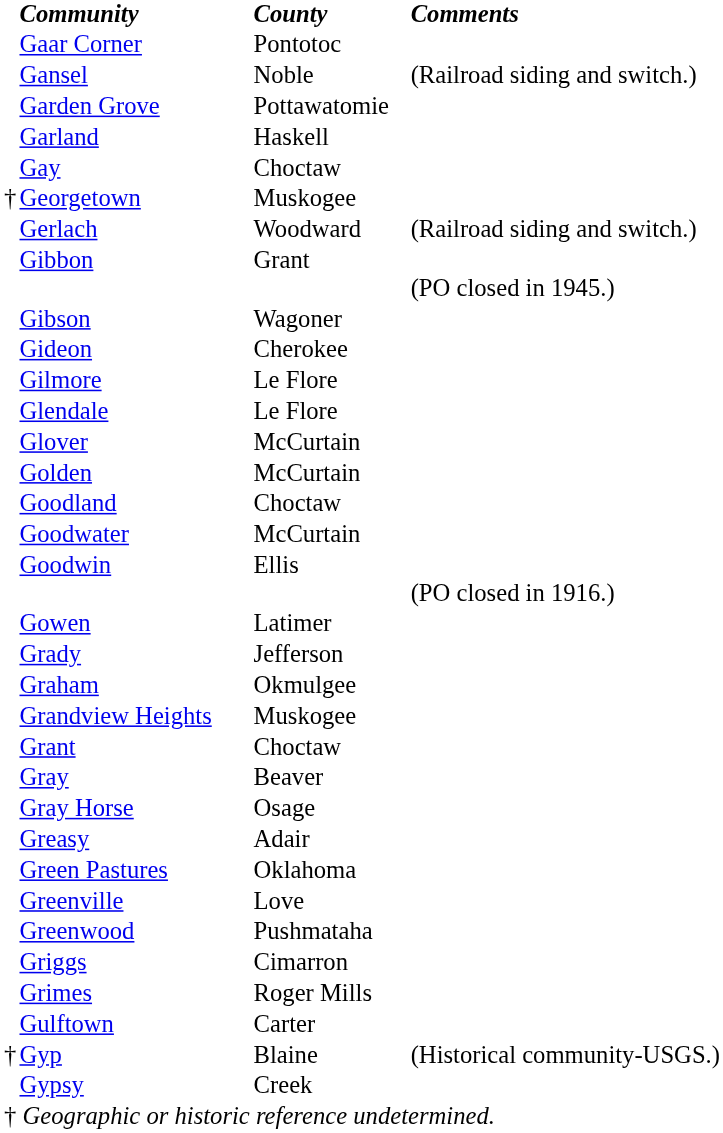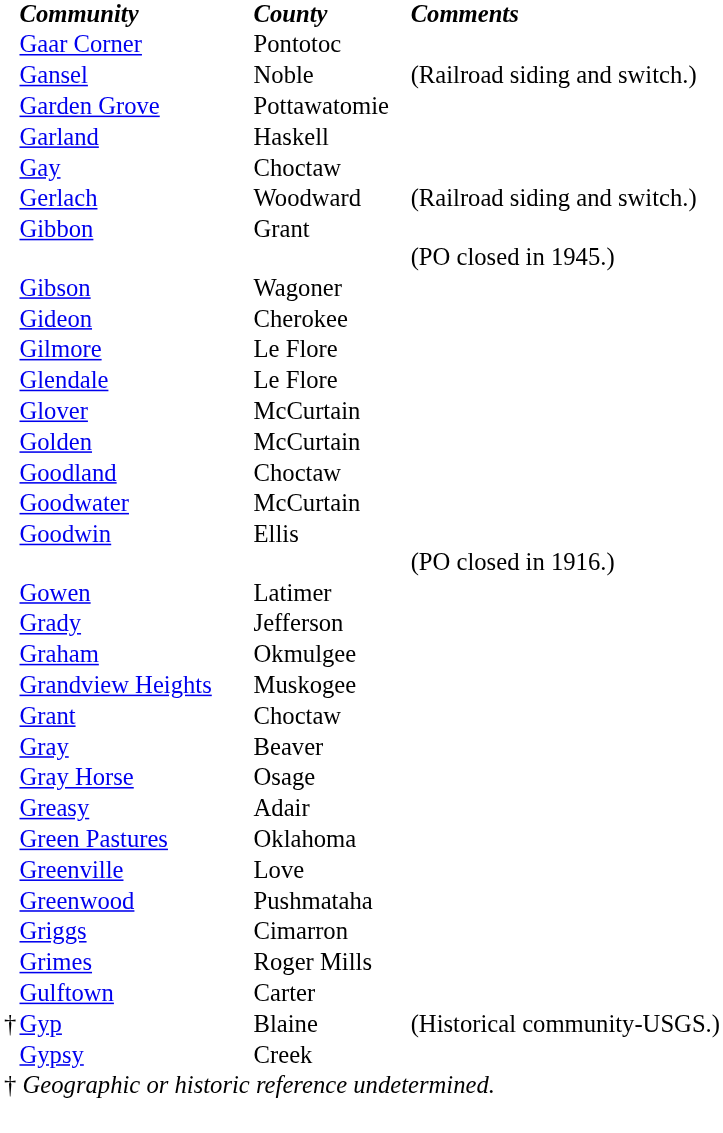- row: (80, 198)
